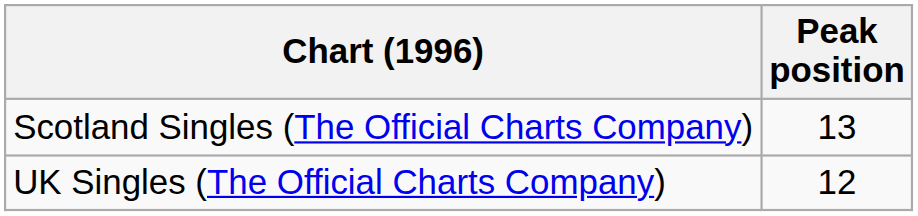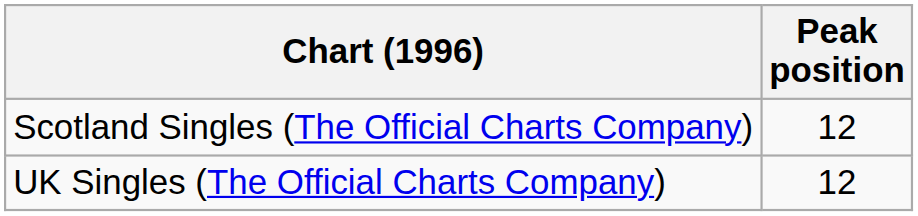(837, 126) 13 -> (837, 126) 12
